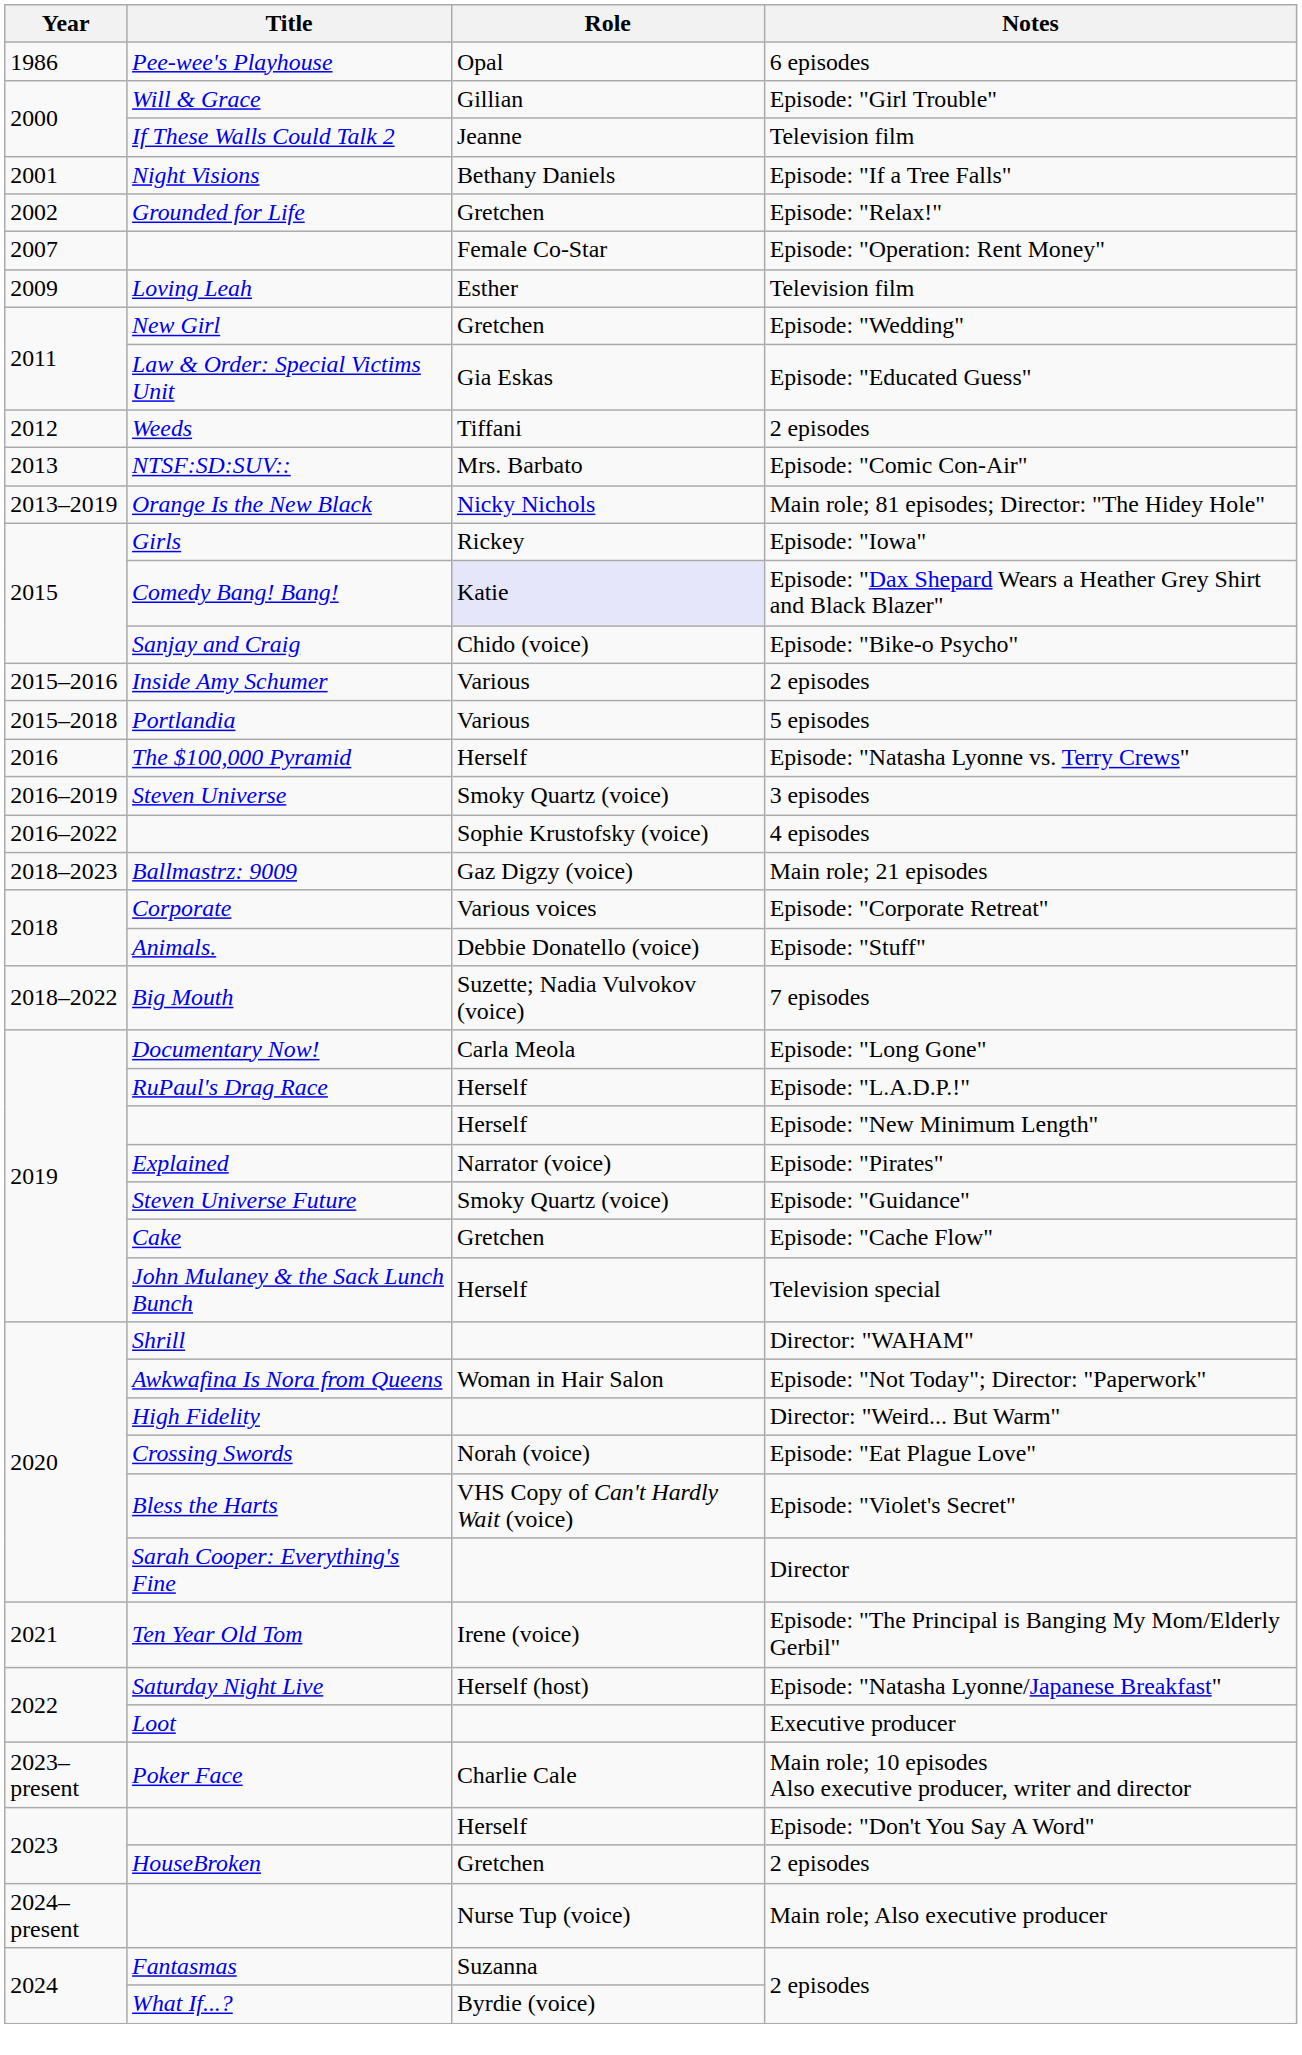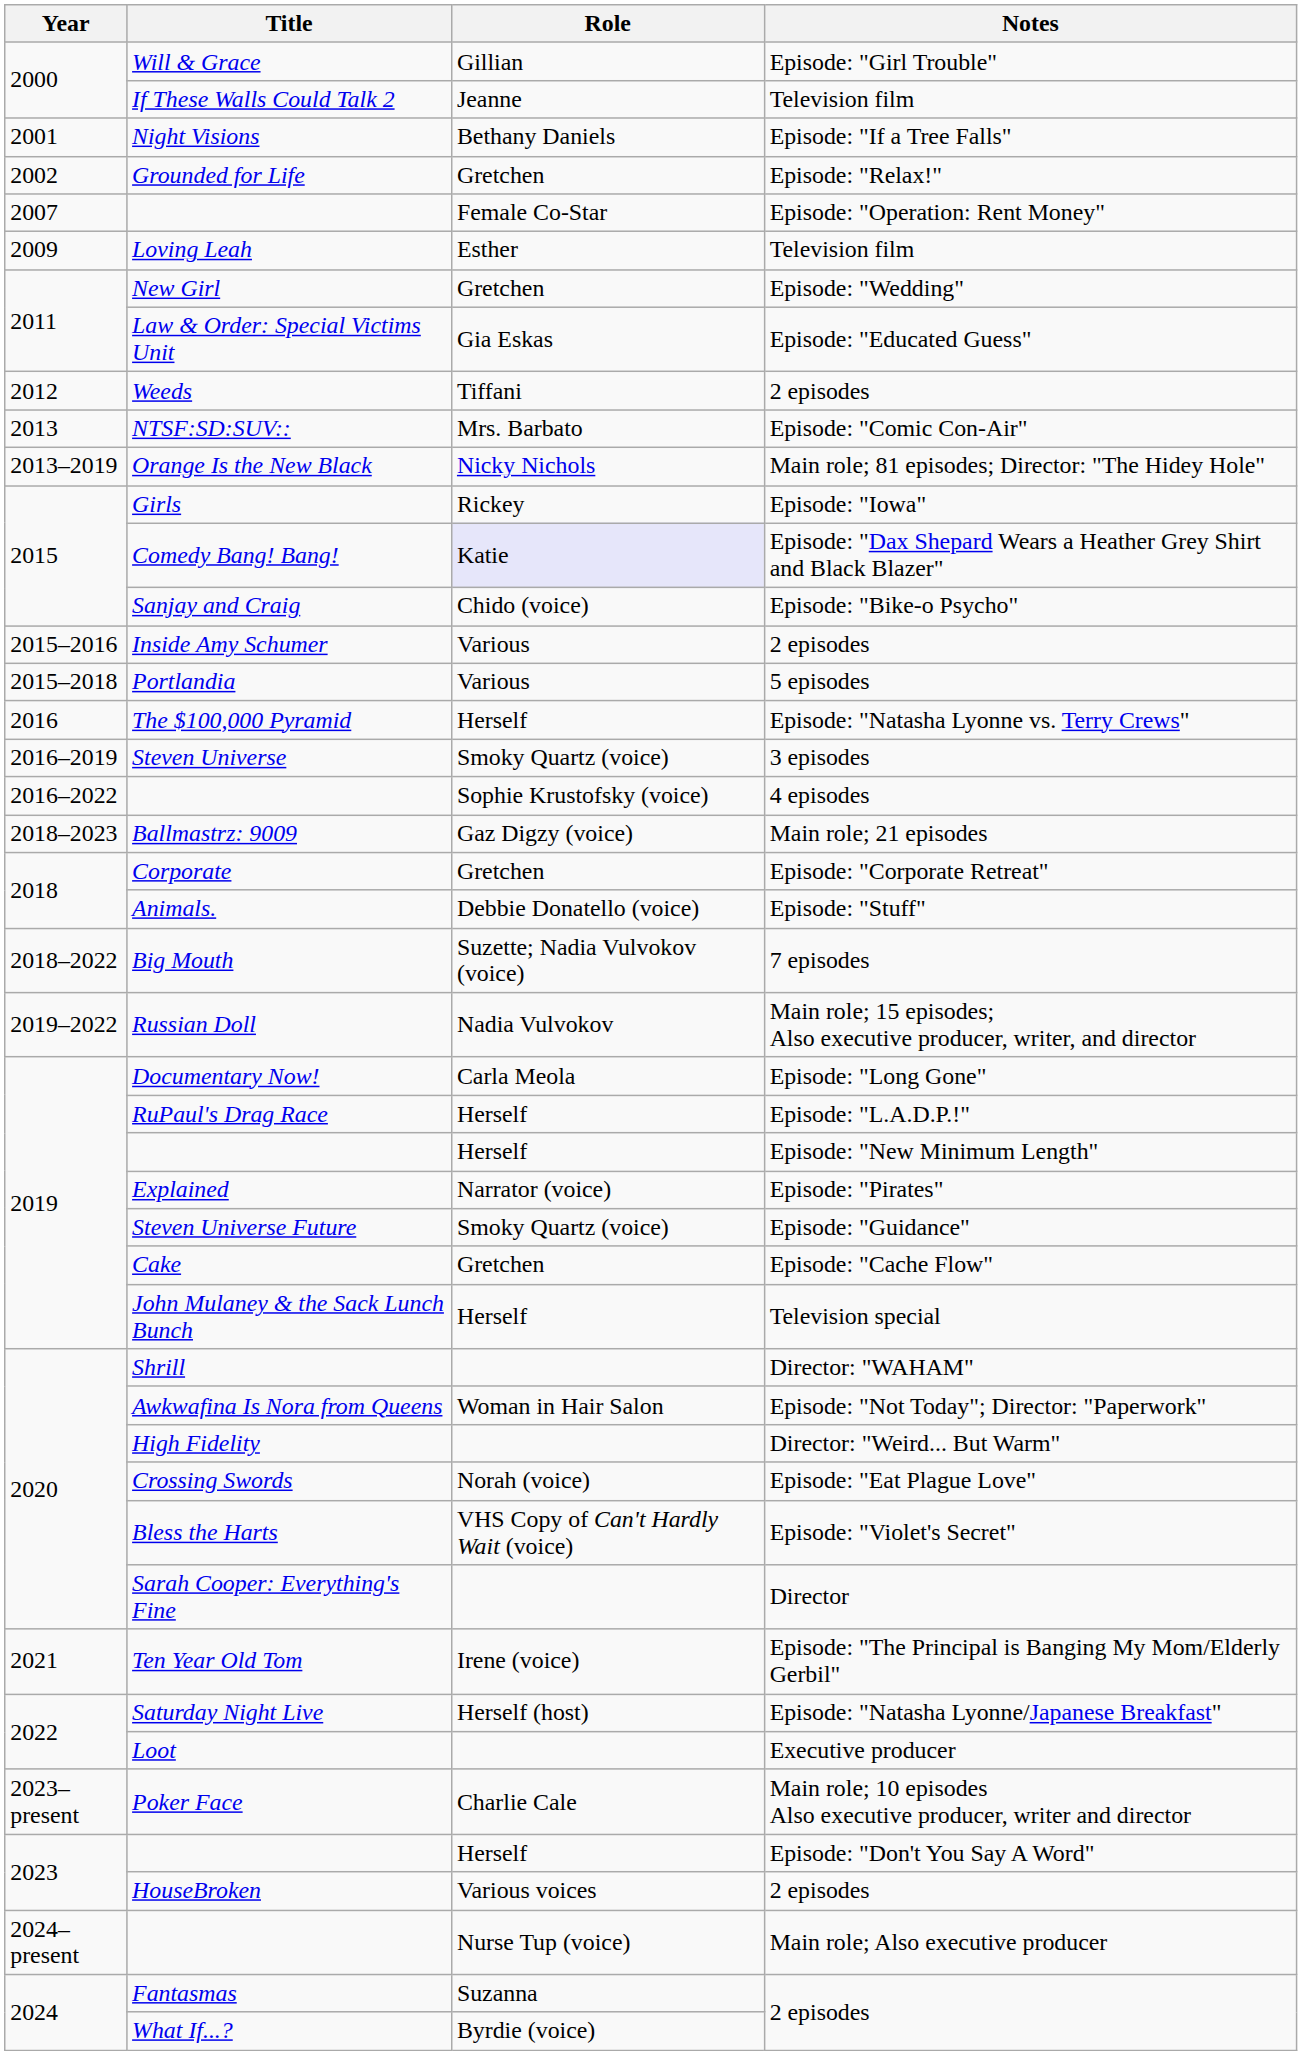- row: (232, 61)
(527, 908) Various voices -> (501, 871) Gretchen
+ row: (194, 1024)
(501, 1863) Gretchen -> (527, 1890) Various voices
